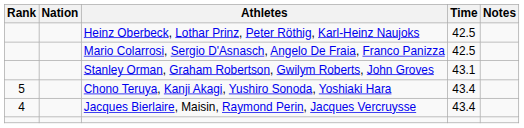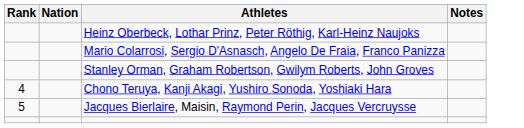- column: (464, 13)
(22, 88) 5 -> (22, 88) 4
(22, 107) 4 -> (22, 107) 5
